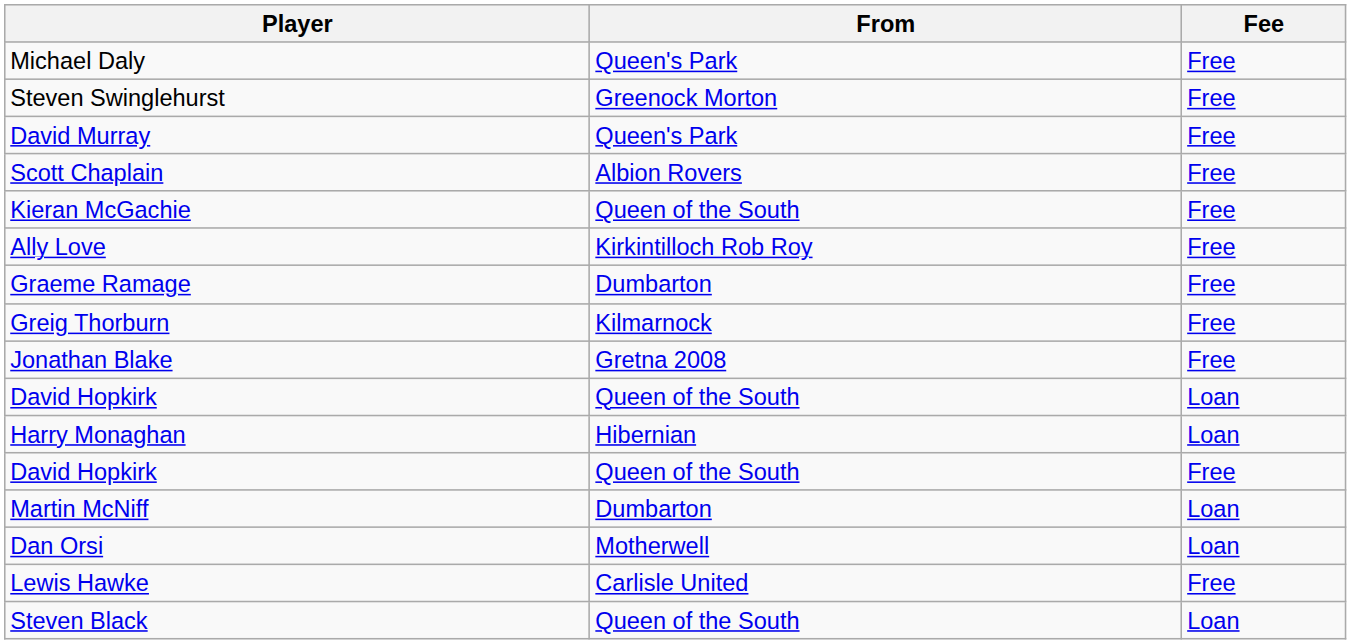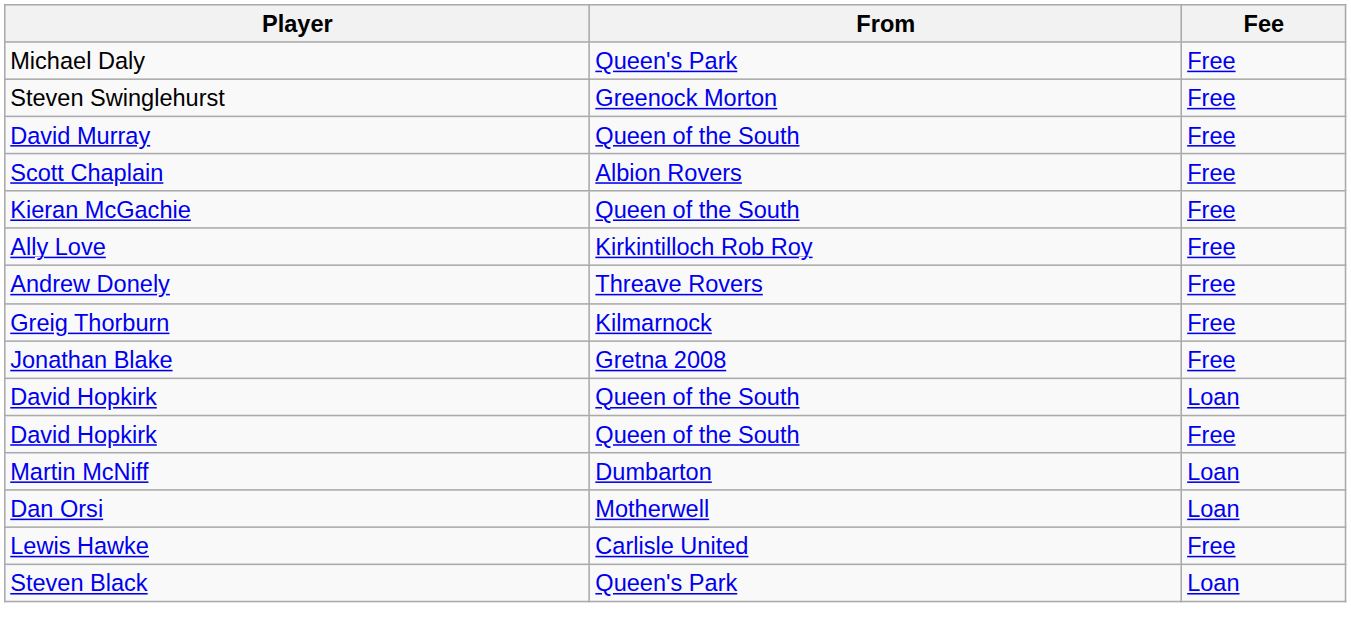(666, 136) Queen's Park -> (697, 136) Queen of the South
- row: (101, 285)
+ row: (90, 285)
- row: (98, 434)
(697, 620) Queen of the South -> (666, 583) Queen's Park
